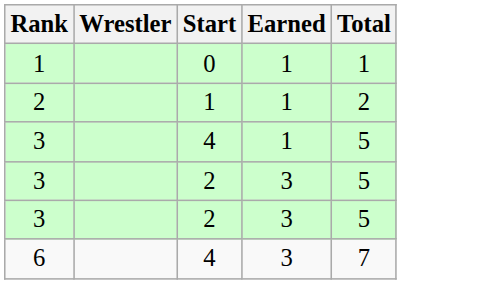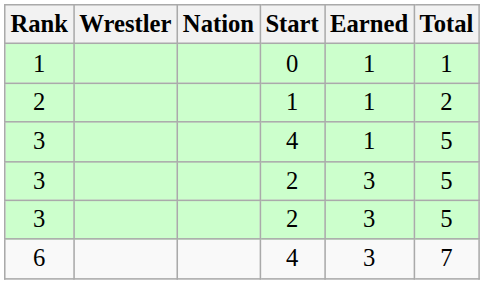+ column: (218, 24)
